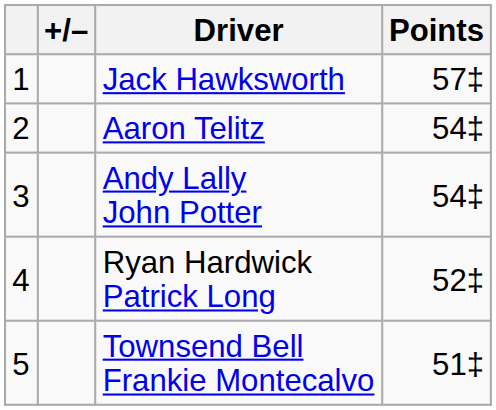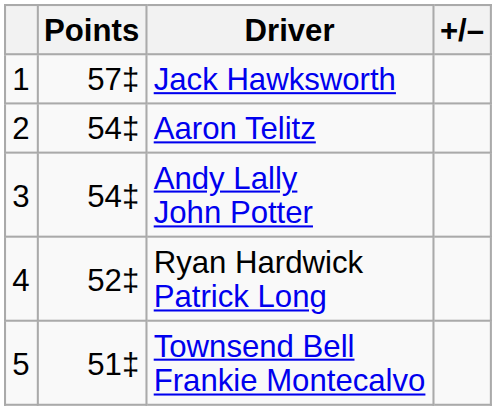columns swapped: (66, 30) <-> (436, 30)
